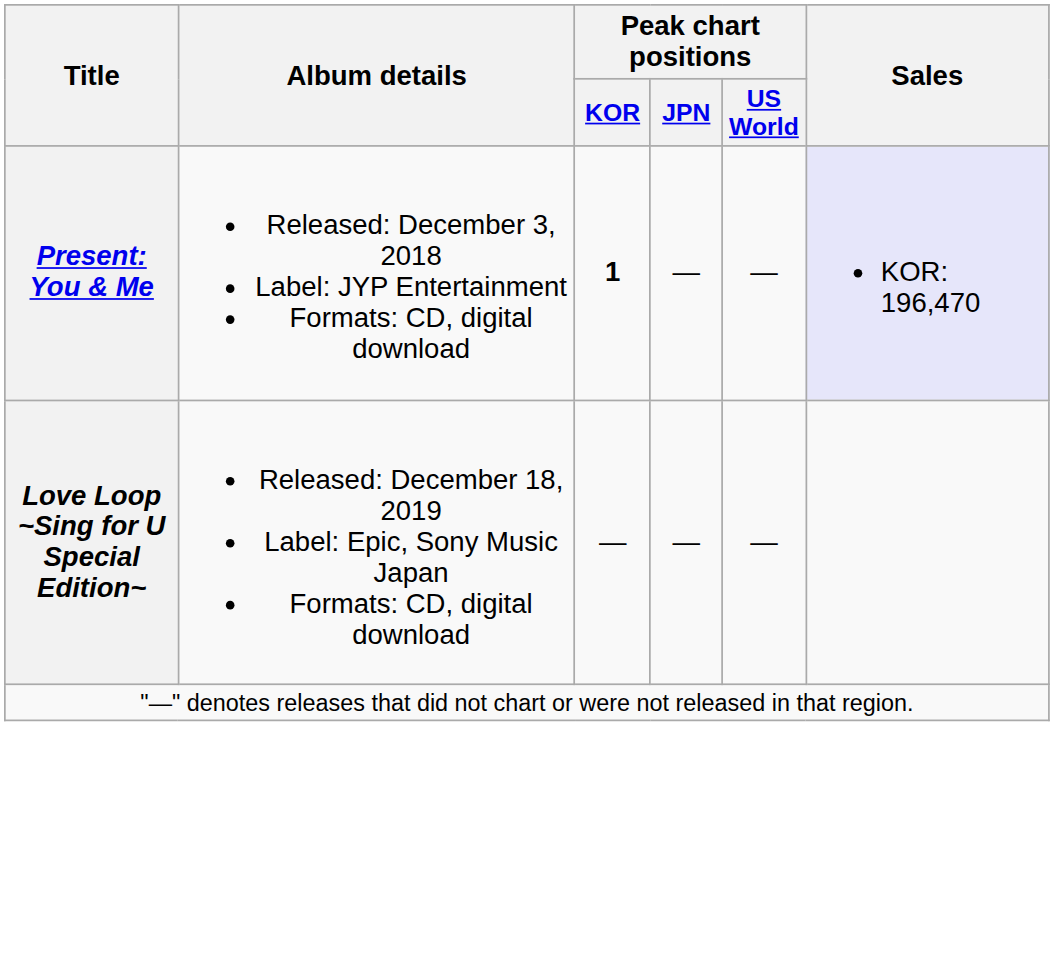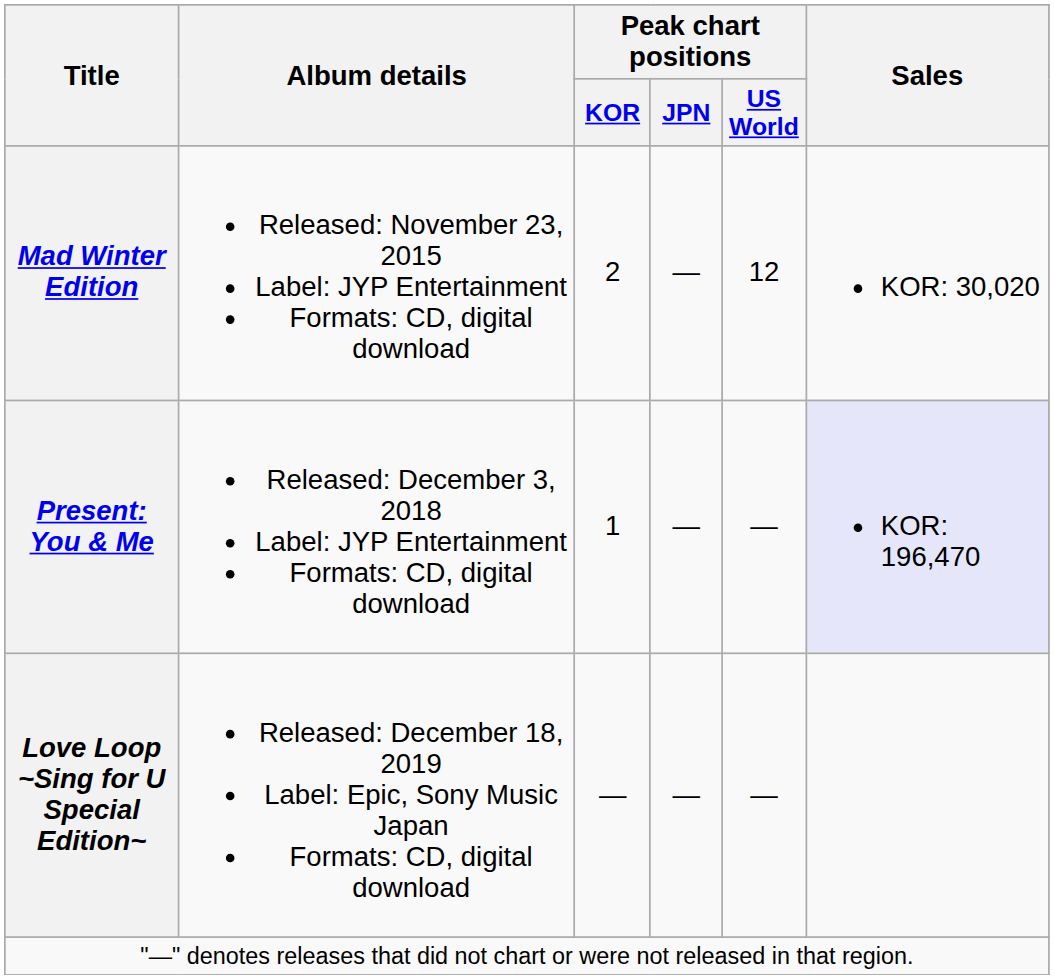+ row: (92, 272)
(613, 272) bold -> (613, 525) normal
